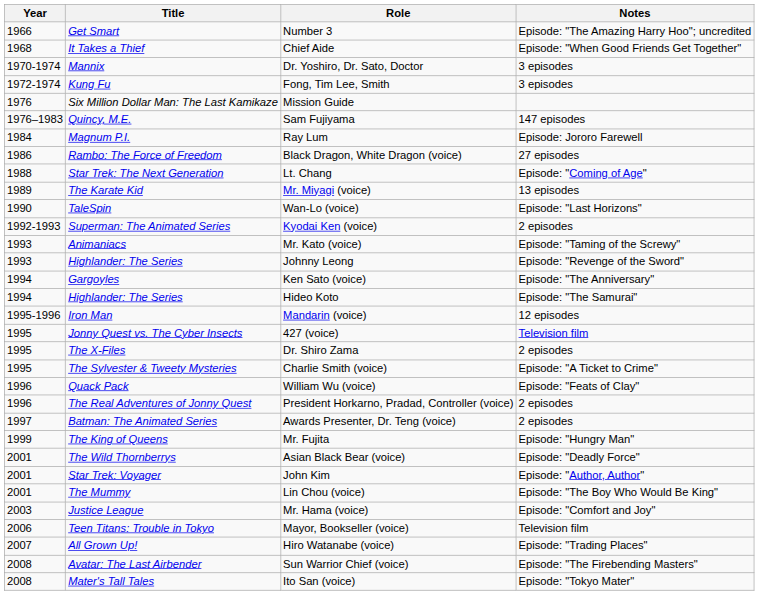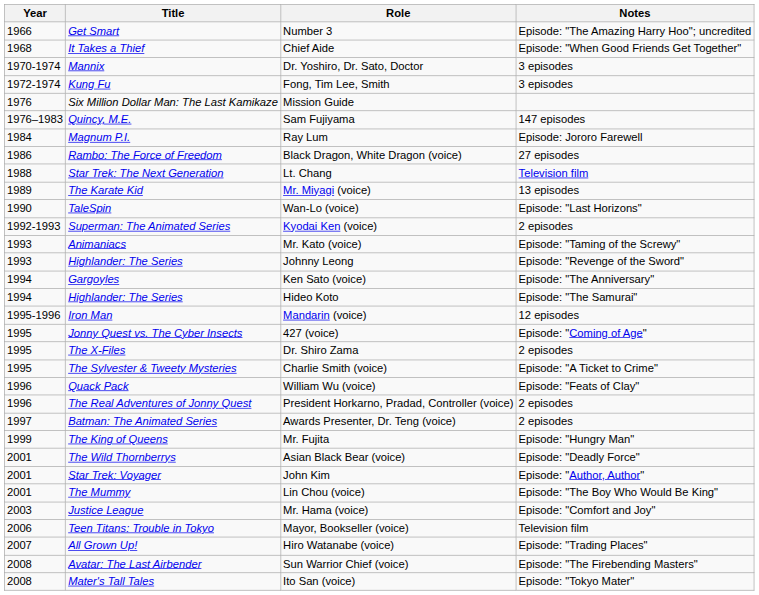(583, 173) Episode: "Coming of Age" -> (553, 173) Television film
(553, 333) Television film -> (583, 333) Episode: "Coming of Age"
